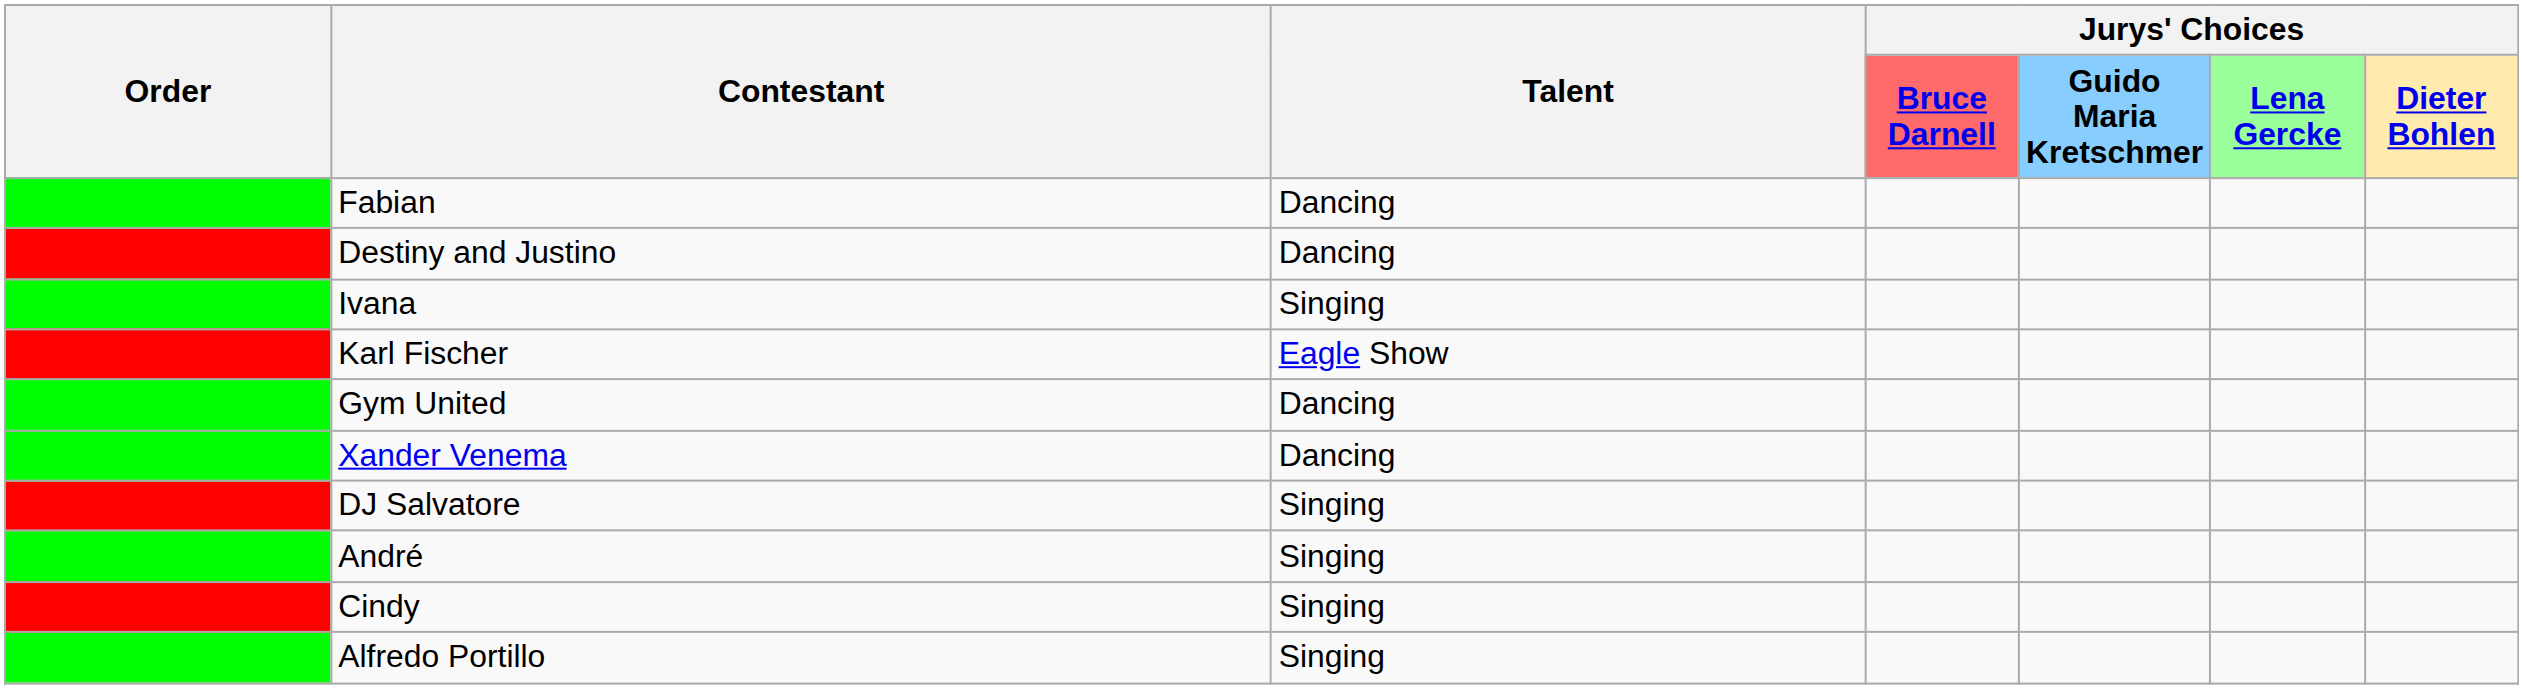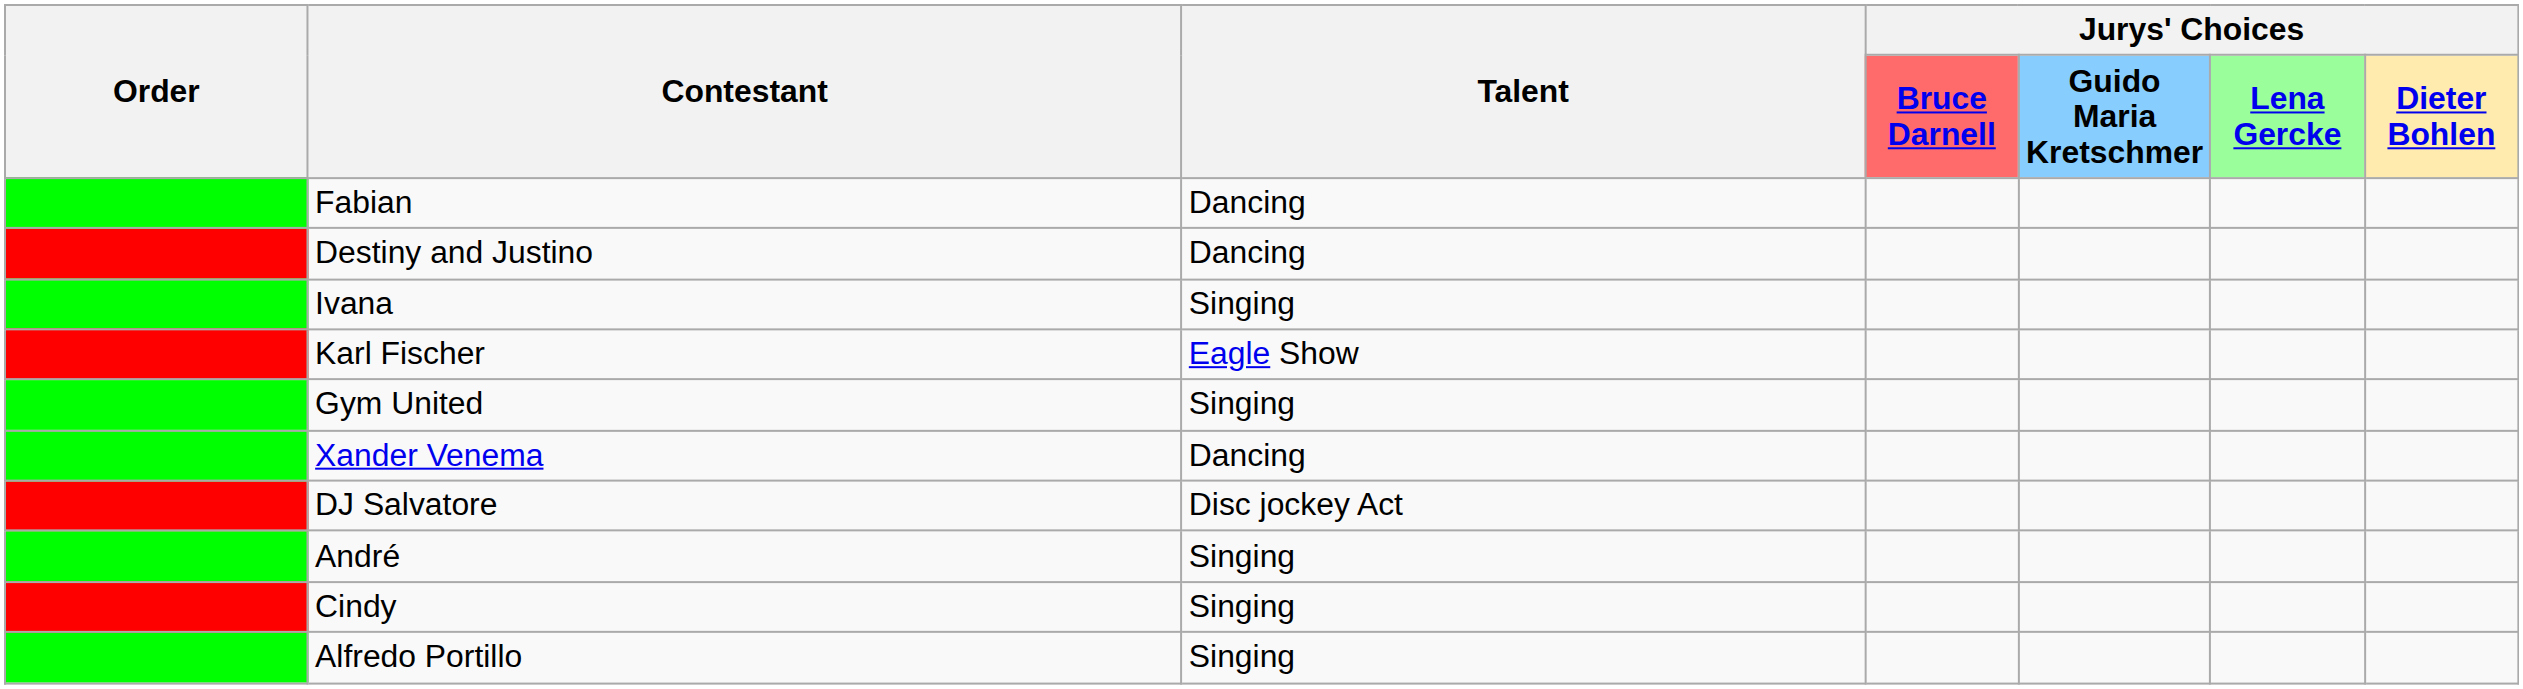(1337, 404) Dancing -> (1242, 404) Singing
(1332, 505) Singing -> (1296, 505) Disc jockey Act
